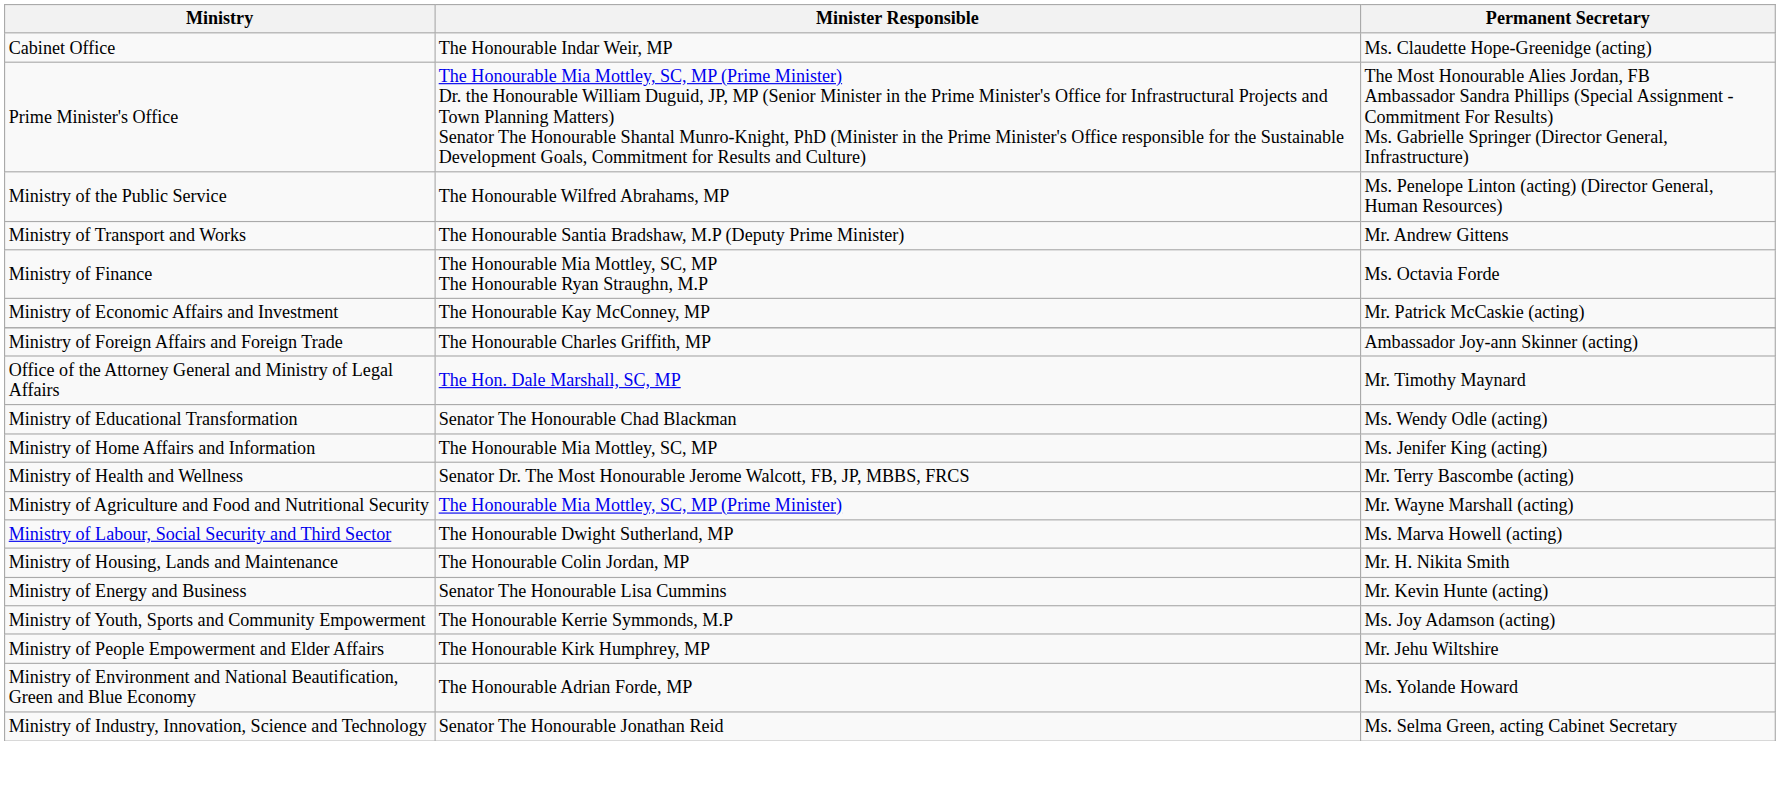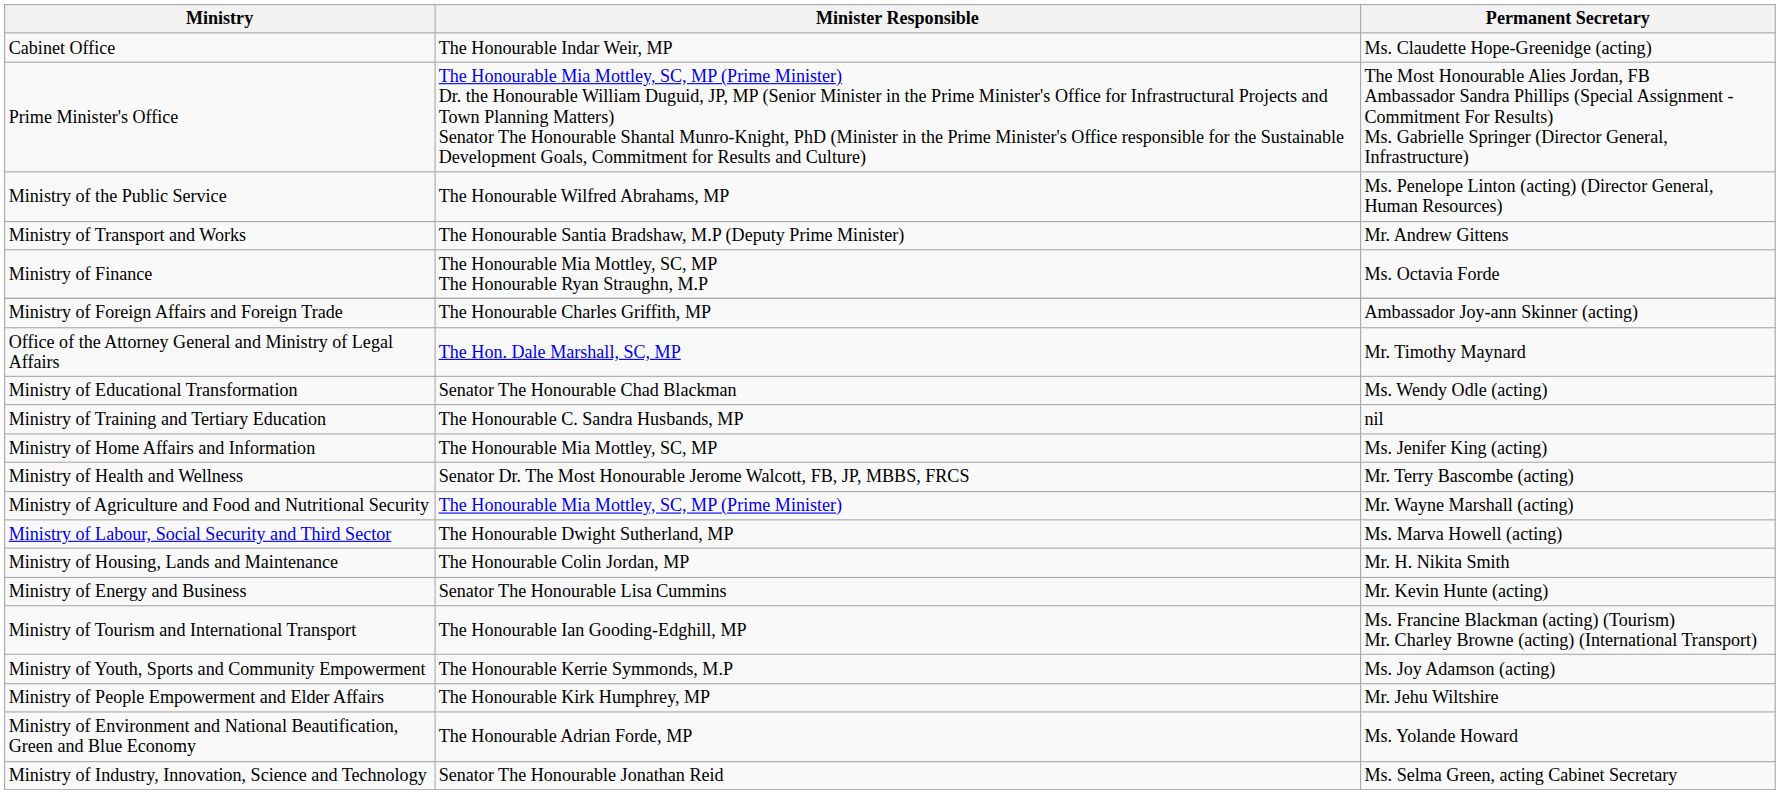- row: (174, 312)
+ row: (167, 419)
+ row: (182, 630)
